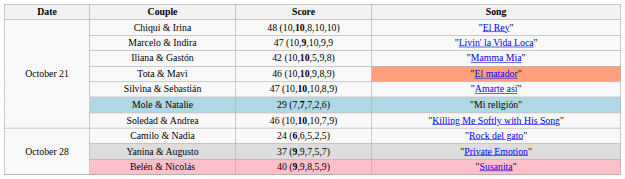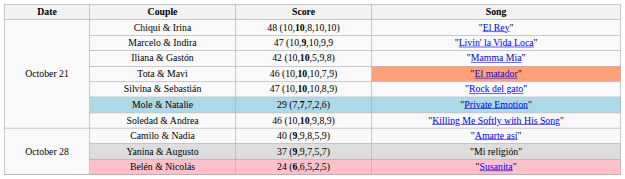(304, 74) 46 (10,10,9,8,9) -> (304, 74) 46 (10,10,10,7,9)
(496, 89) "Amarte así" -> (496, 89) "Rock del gato"
(496, 105) "Mi religión" -> (496, 105) "Private Emotion"
(304, 120) 46 (10,10,10,7,9) -> (304, 120) 46 (10,10,9,8,9)
(304, 136) 24 (6,6,5,2,5) -> (304, 136) 40 (9,9,8,5,9)
(496, 136) "Rock del gato" -> (496, 136) "Amarte así"
(496, 151) "Private Emotion" -> (496, 151) "Mi religión"
(304, 167) 40 (9,9,8,5,9) -> (304, 167) 24 (6,6,5,2,5)
